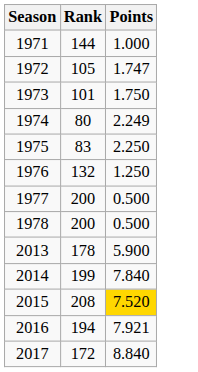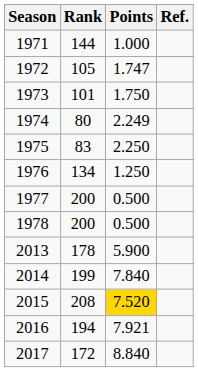+ column: (175, 17)
(83, 172) 132 -> (83, 172) 134
